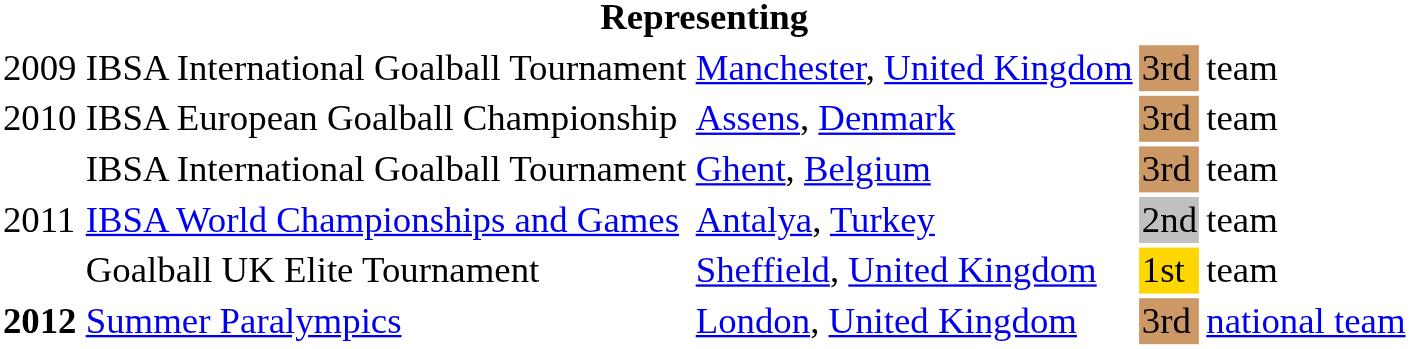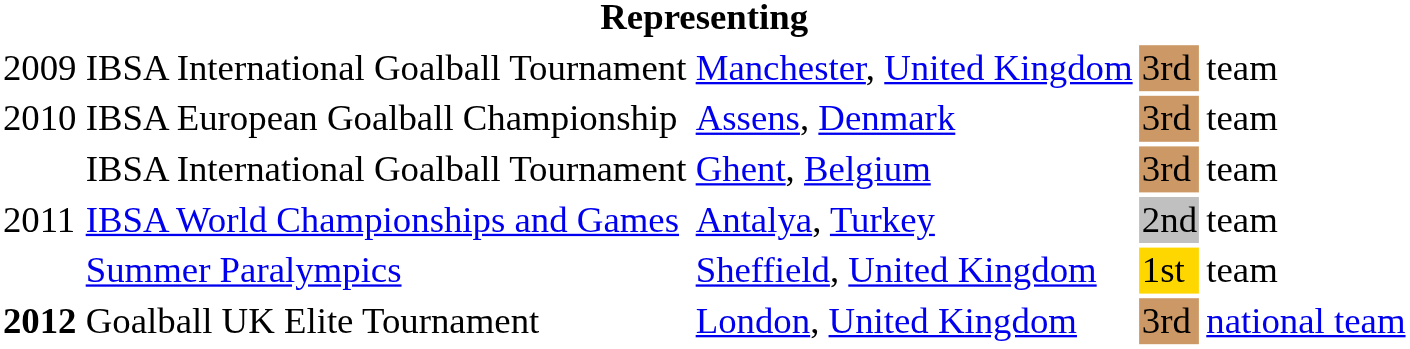(312, 269) Goalball UK Elite Tournament -> (244, 269) Summer Paralympics
(244, 320) Summer Paralympics -> (312, 320) Goalball UK Elite Tournament
